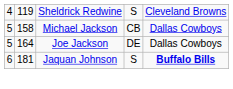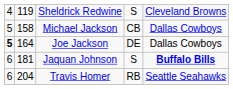(9, 44) normal -> (9, 44) bold
+ row: (80, 76)
